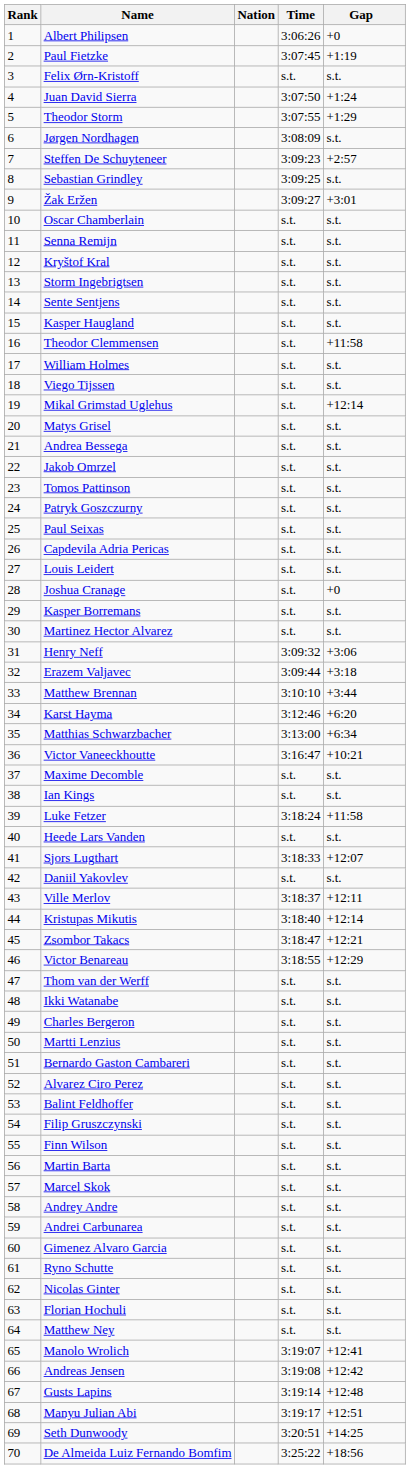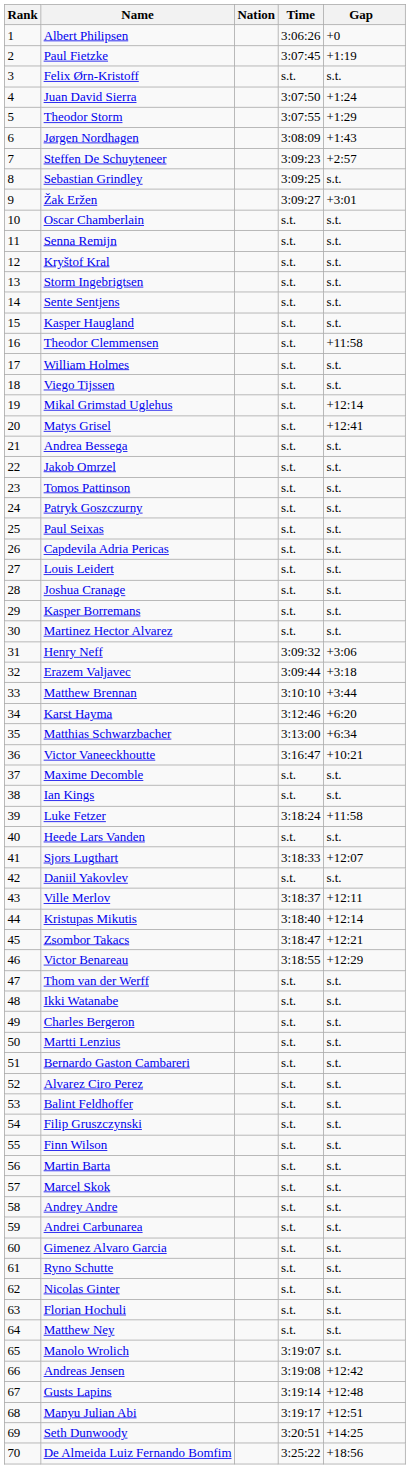(334, 138) s.t. -> (358, 138) +1:43
(337, 425) s.t. -> (361, 425) +12:41
(343, 590) +0 -> (353, 590) s.t.
(361, 1350) +12:41 -> (337, 1350) s.t.
